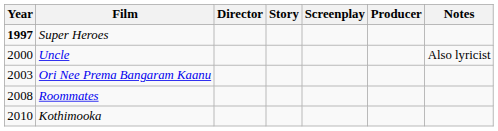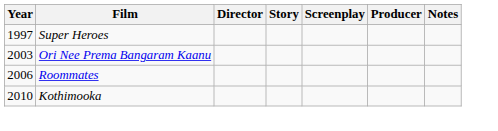(20, 34) bold -> (20, 34) normal
- row: (54, 55)
(20, 95) 2008 -> (20, 75) 2006
